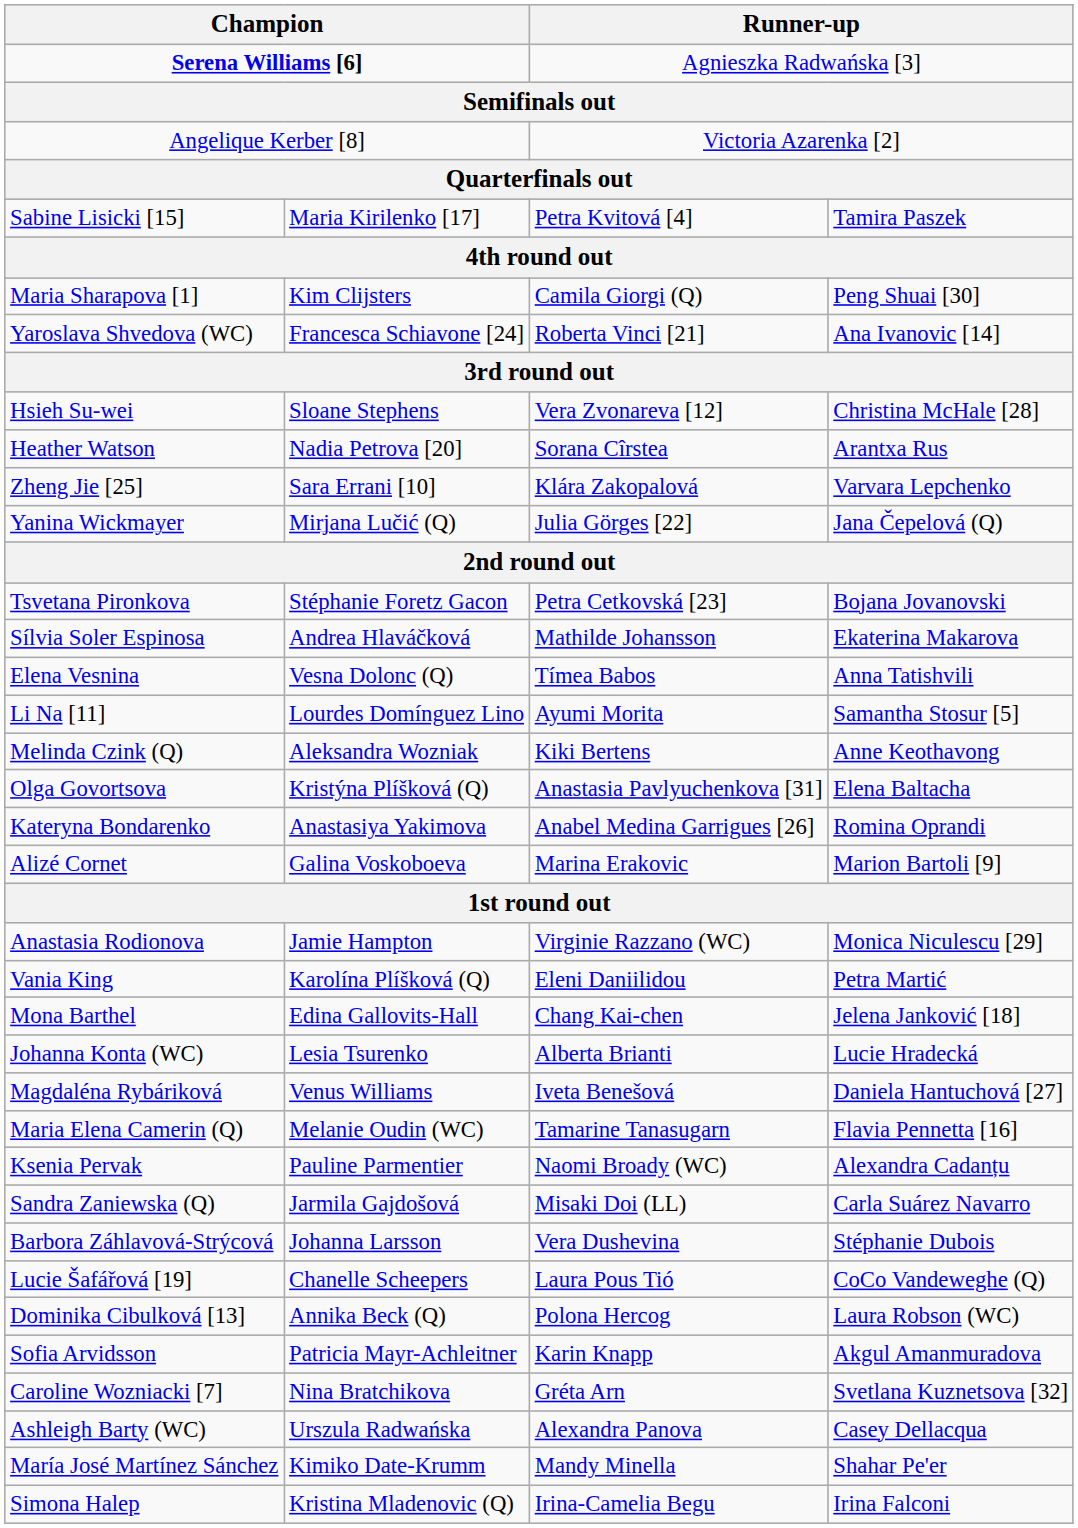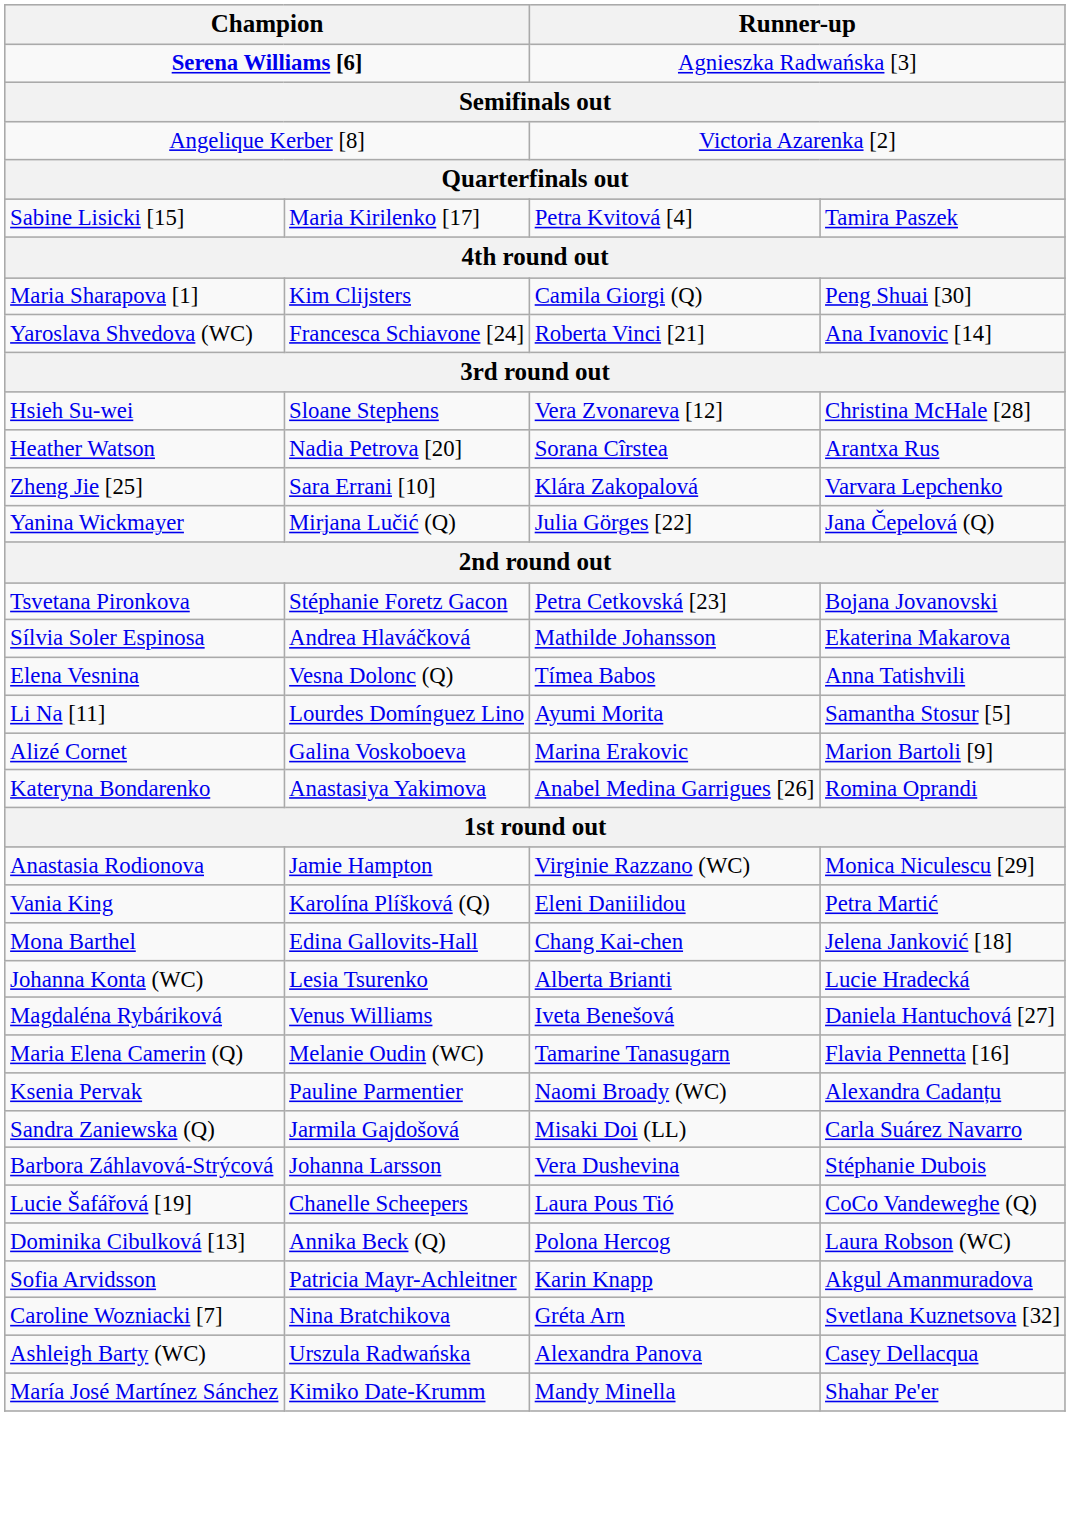- row: (97, 751)
- row: (88, 788)
rows swapped: (69, 864) <-> (110, 826)
- row: (75, 1504)
